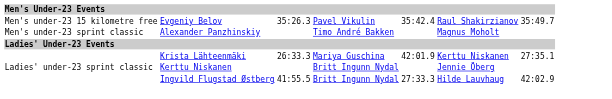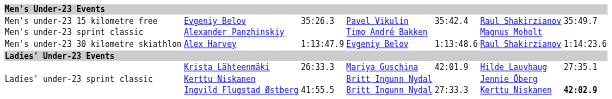+ row: (210, 44)
(473, 56) Kerttu Niskanen -> (514, 67) Hilde Lauvhaug
(471, 79) Hilde Lauvhaug -> (516, 91) Kerttu Niskanen
(538, 79) normal -> (580, 91) bold
